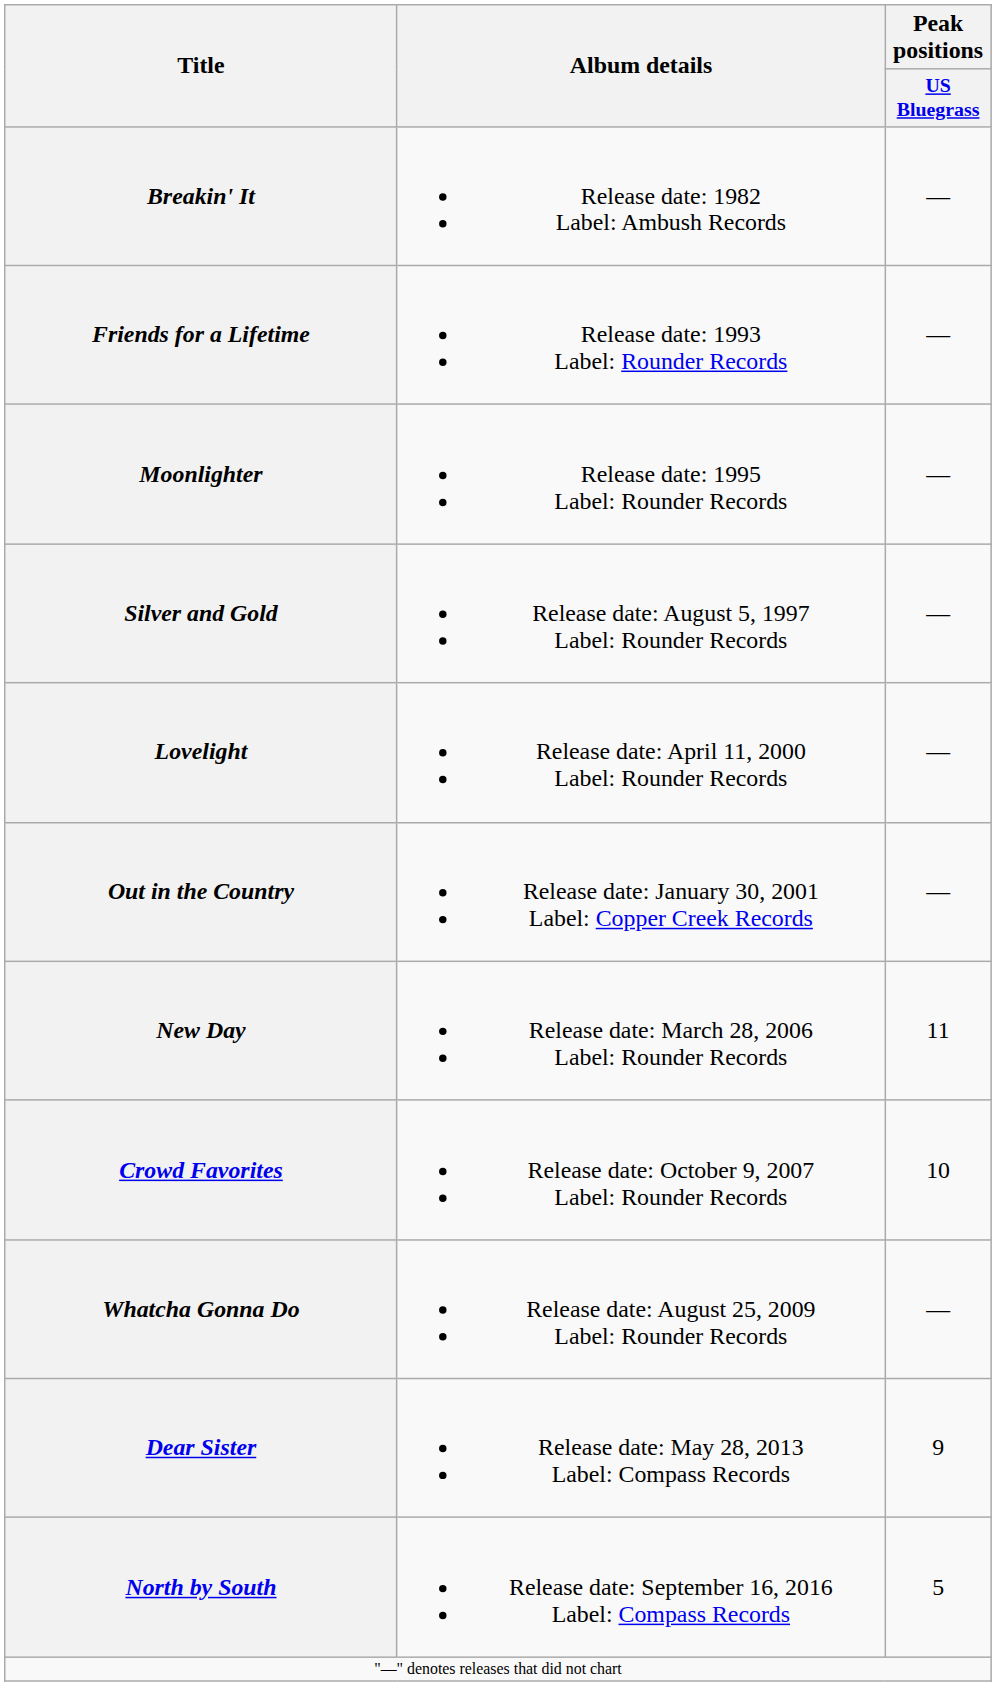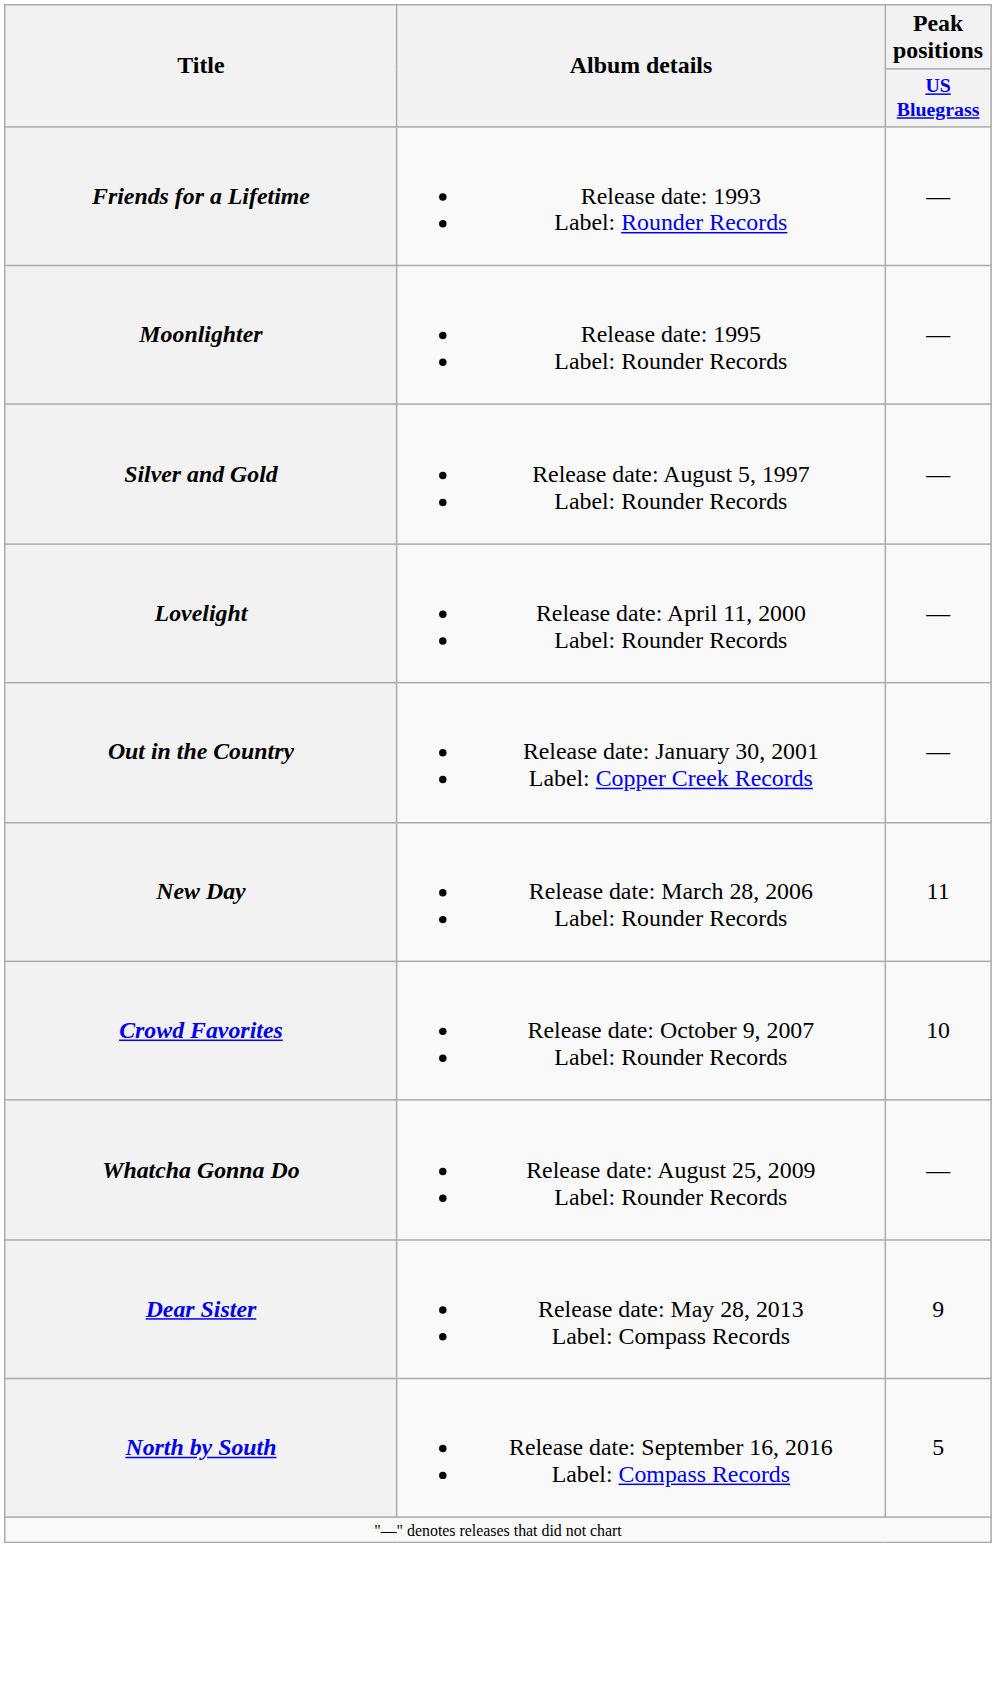- row: (201, 195)
